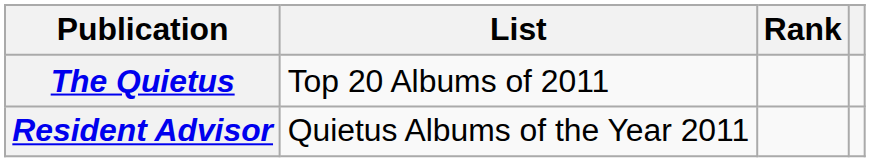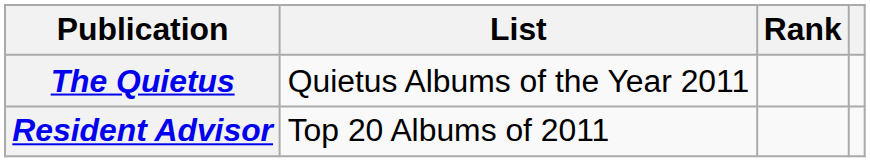(448, 80) Top 20 Albums of 2011 -> (518, 80) Quietus Albums of the Year 2011
(518, 130) Quietus Albums of the Year 2011 -> (448, 130) Top 20 Albums of 2011
